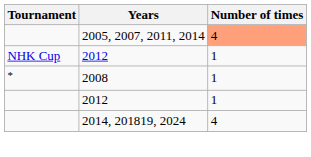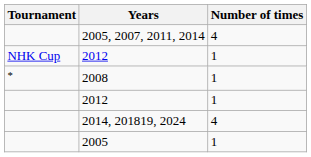(214, 35) lightsalmon background -> (214, 35) no background
+ row: (42, 142)
